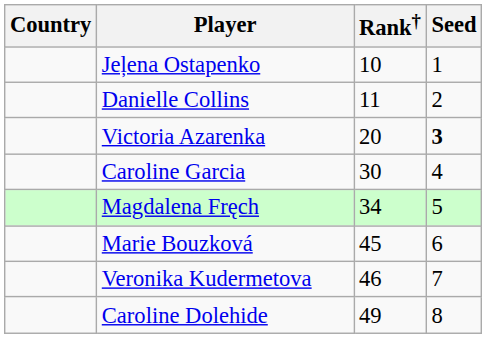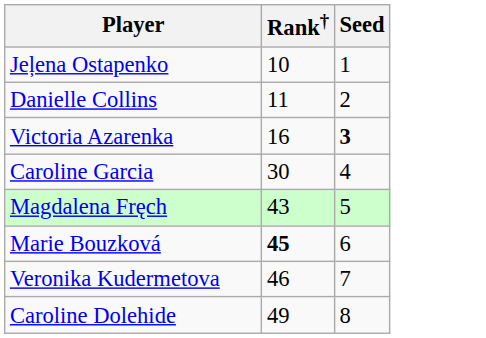- column: (51, 25)
(370, 135) 20 -> (278, 135) 16
(370, 207) 34 -> (278, 207) 43
(370, 243) normal -> (278, 243) bold
